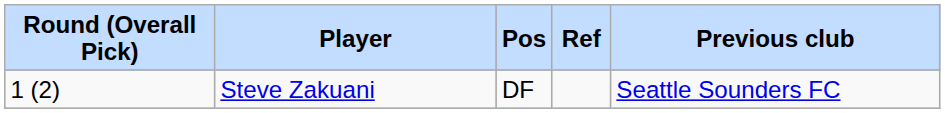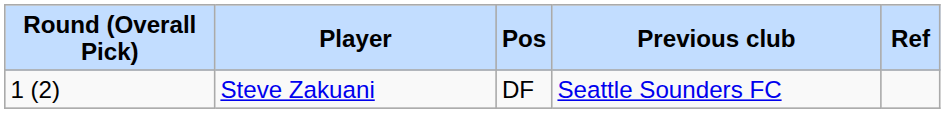columns swapped: (775, 38) <-> (581, 38)
